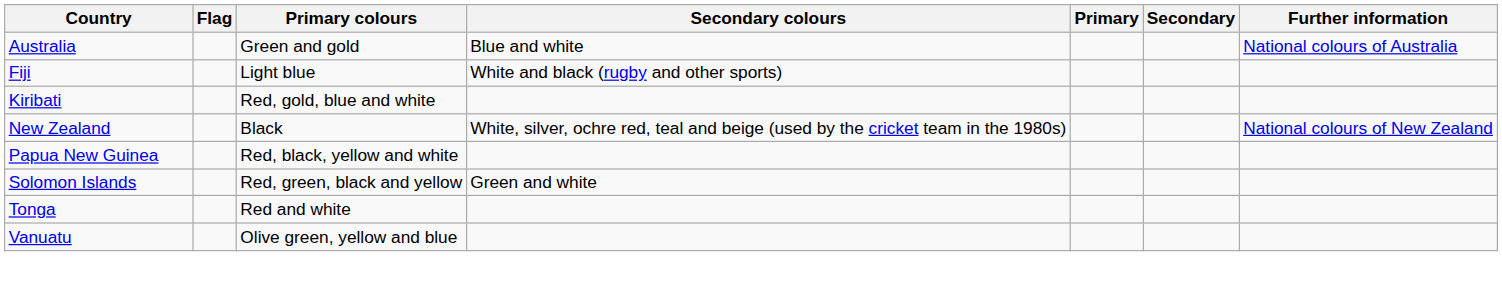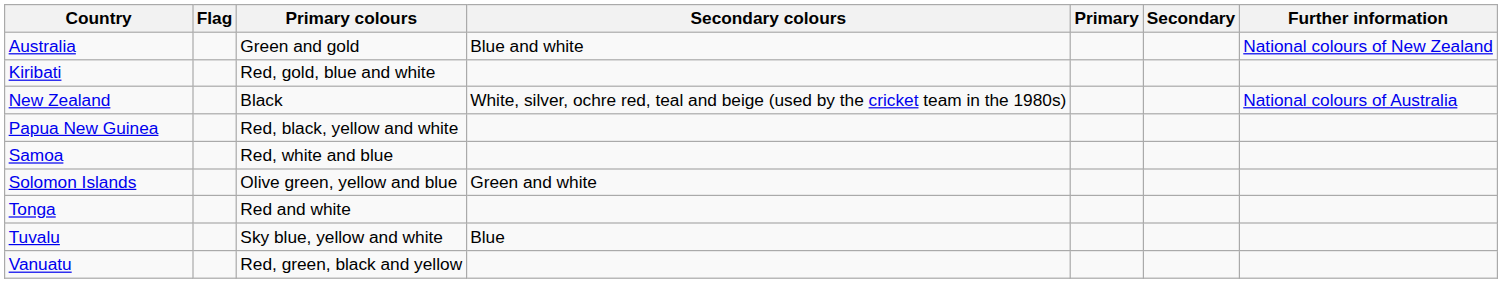(1350, 46) National colours of Australia -> (1368, 46) National colours of New Zealand
- row: (20, 73)
(1368, 128) National colours of New Zealand -> (1350, 101) National colours of Australia
+ row: (36, 155)
(351, 182) Red, green, black and yellow -> (349, 182) Olive green, yellow and blue
+ row: (34, 237)
(349, 237) Olive green, yellow and blue -> (351, 264) Red, green, black and yellow
